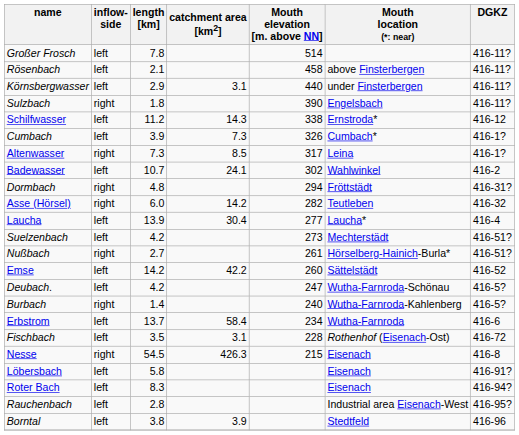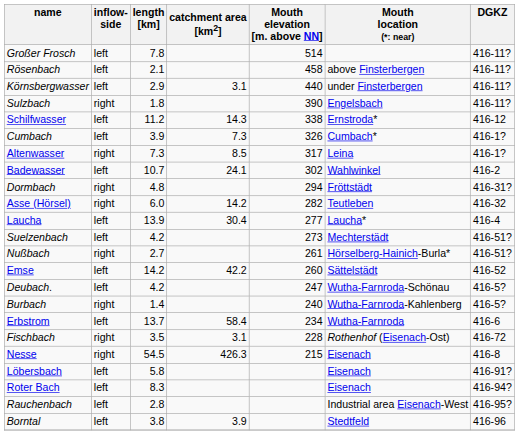(101, 338) left -> (104, 338) right
